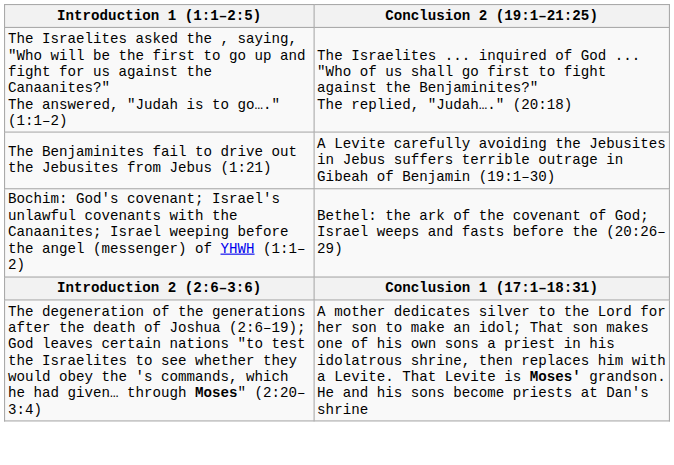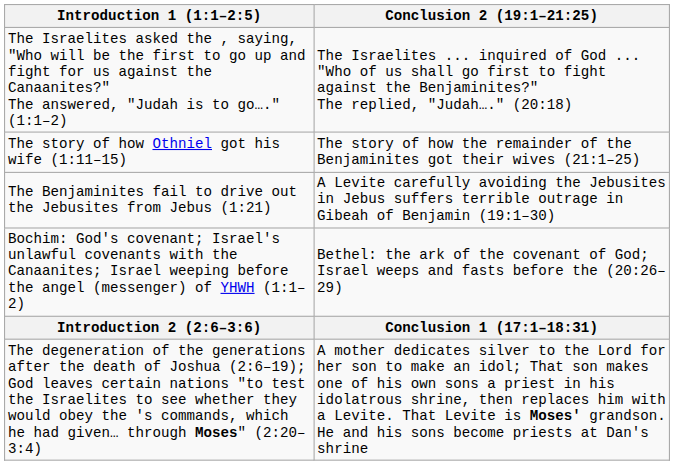+ row: (144, 152)
